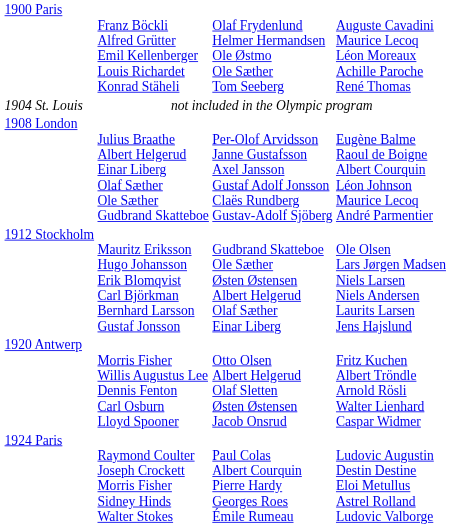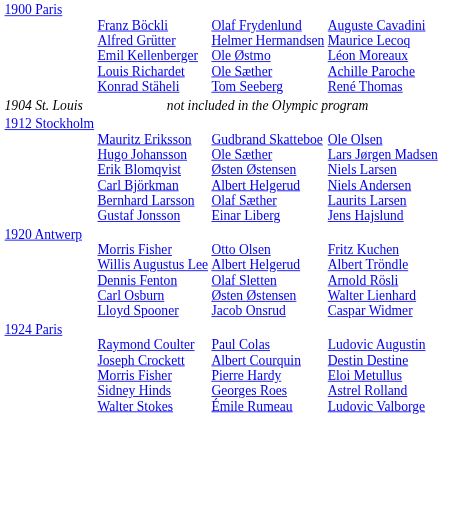- row: (41, 124)
